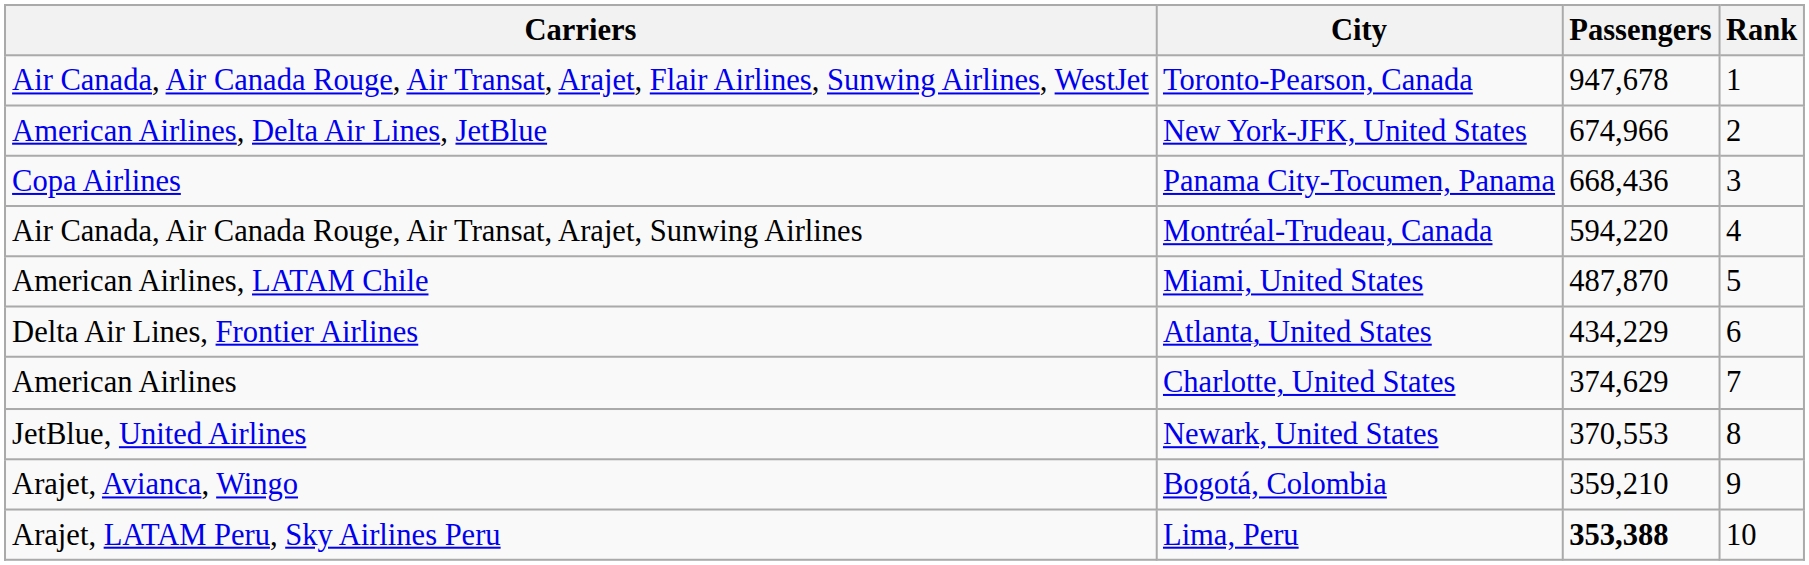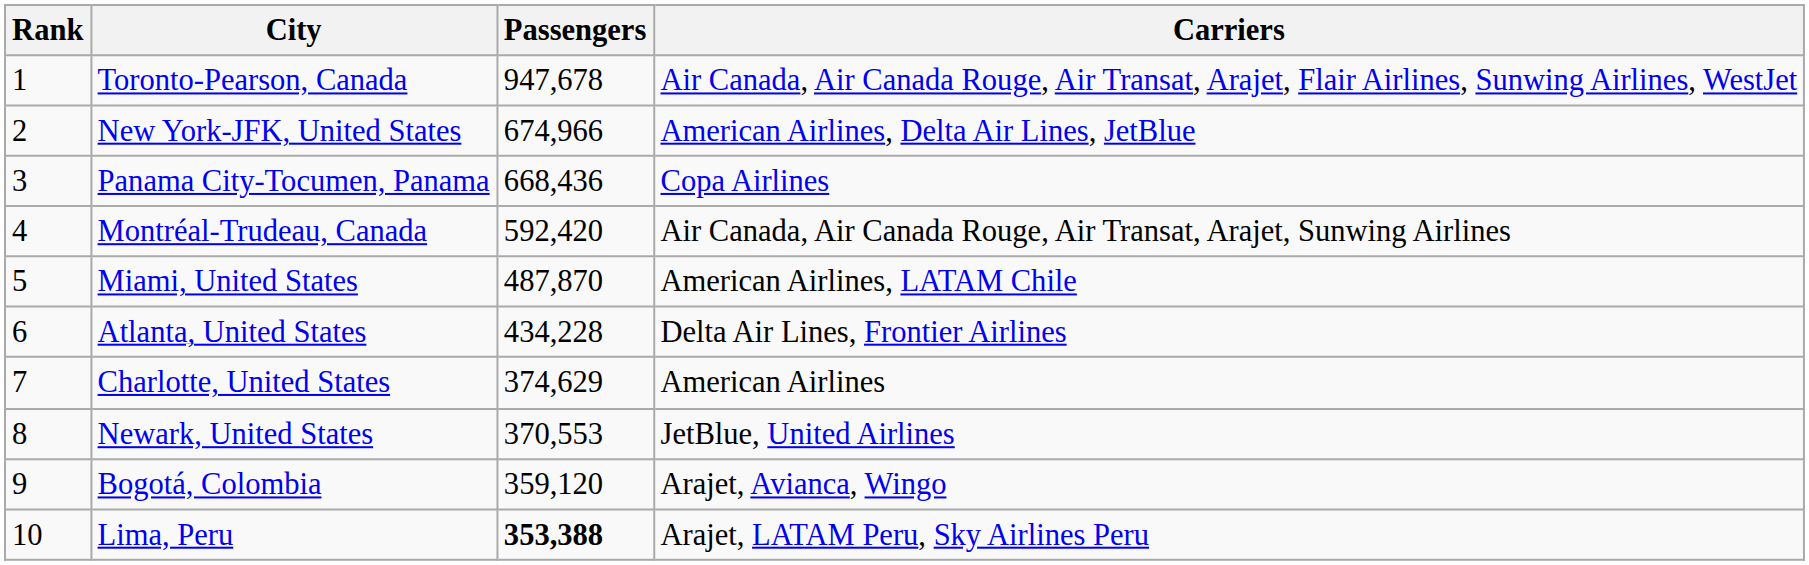columns swapped: (1762, 29) <-> (580, 29)
(1619, 231) 594,220 -> (553, 231) 592,420
(1619, 332) 434,229 -> (553, 332) 434,228
(1619, 483) 359,210 -> (553, 483) 359,120
